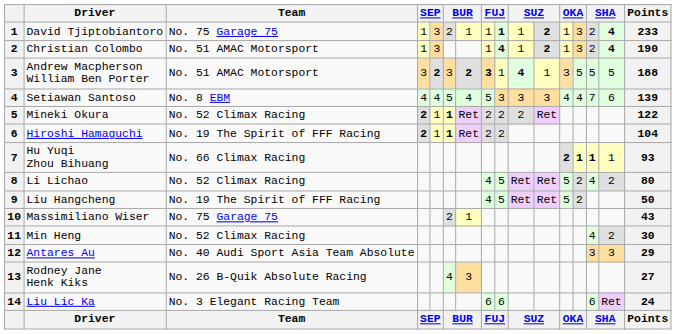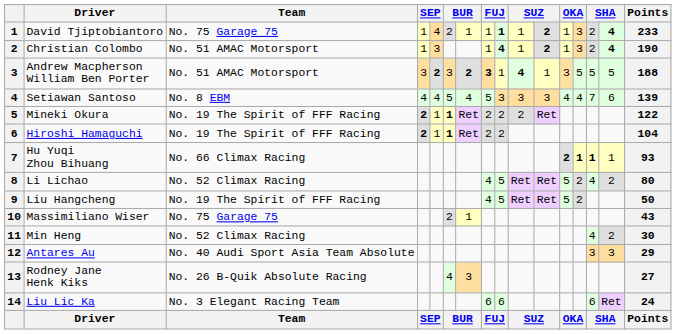(437, 31) 3 -> (437, 31) 4
(237, 116) No. 52 Climax Racing -> (275, 116) No. 19 The Spirit of FFF Racing
